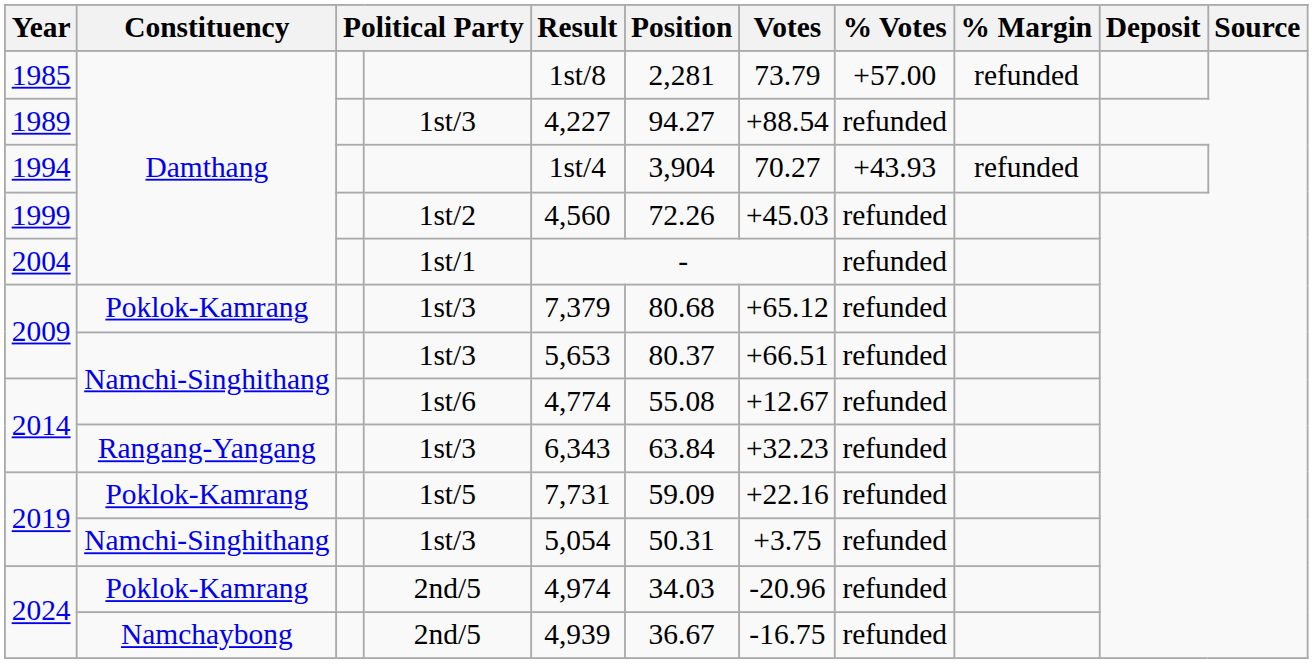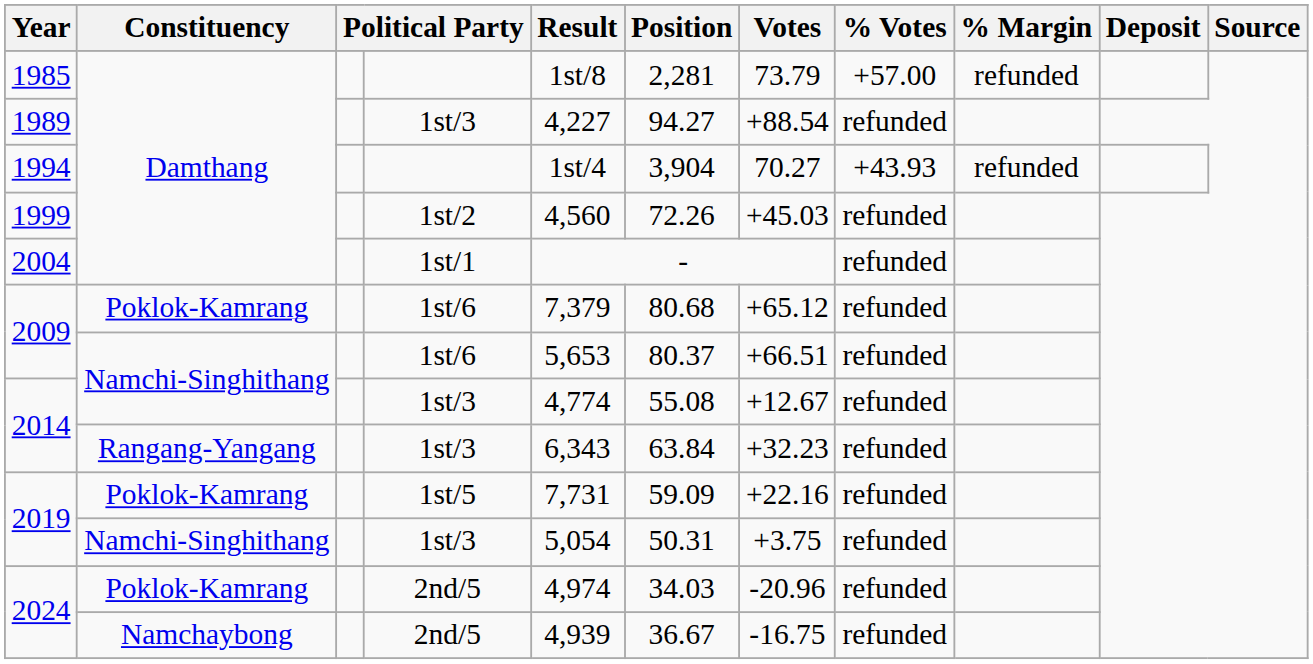(447, 307) 1st/3 -> (447, 307) 1st/6
(447, 354) 1st/3 -> (447, 354) 1st/6
(447, 401) 1st/6 -> (447, 401) 1st/3
